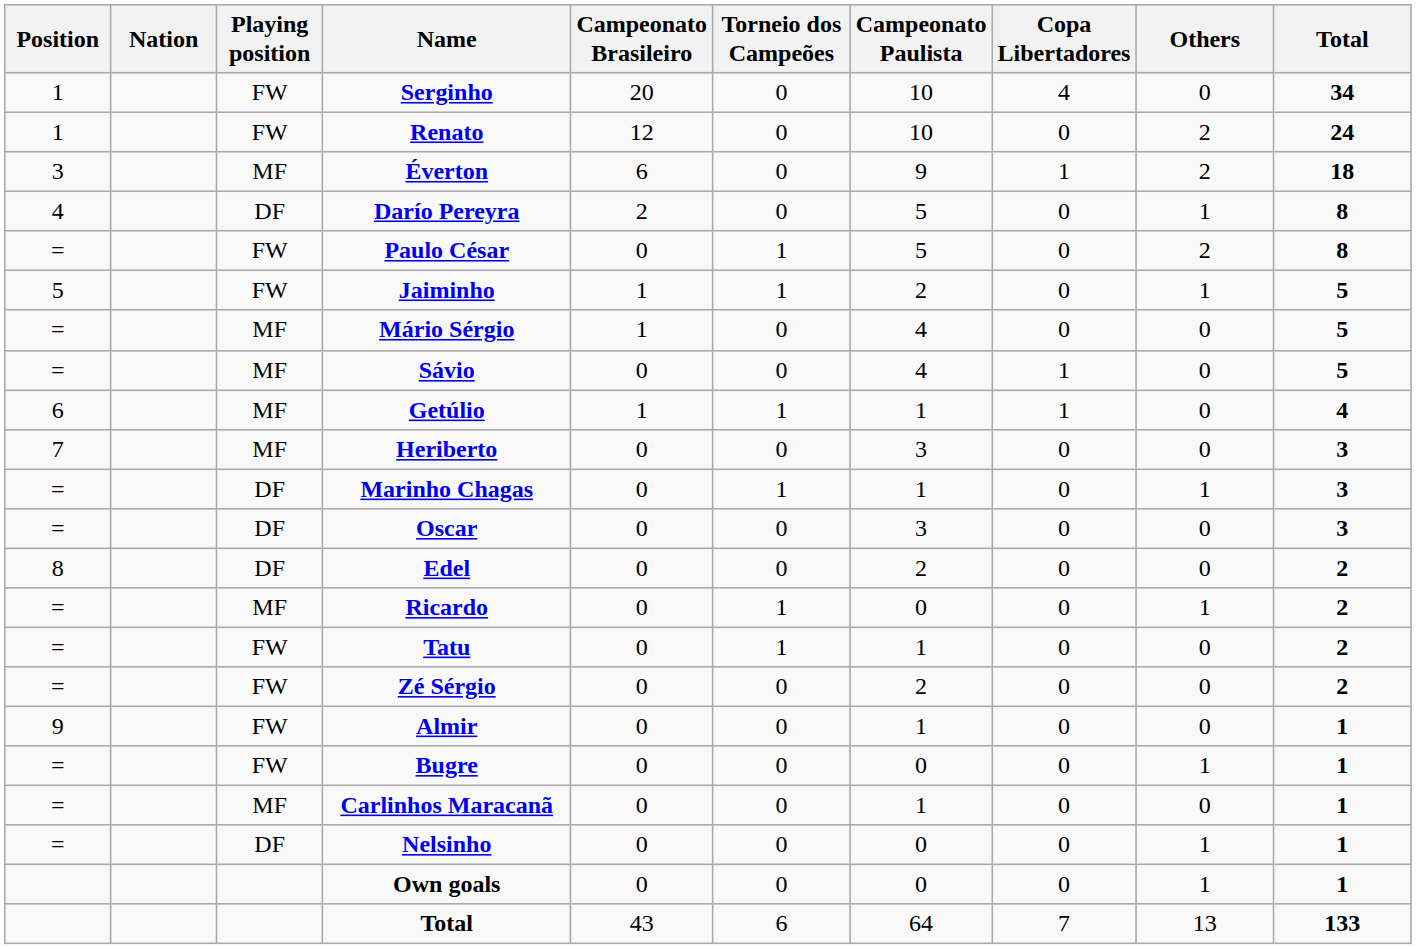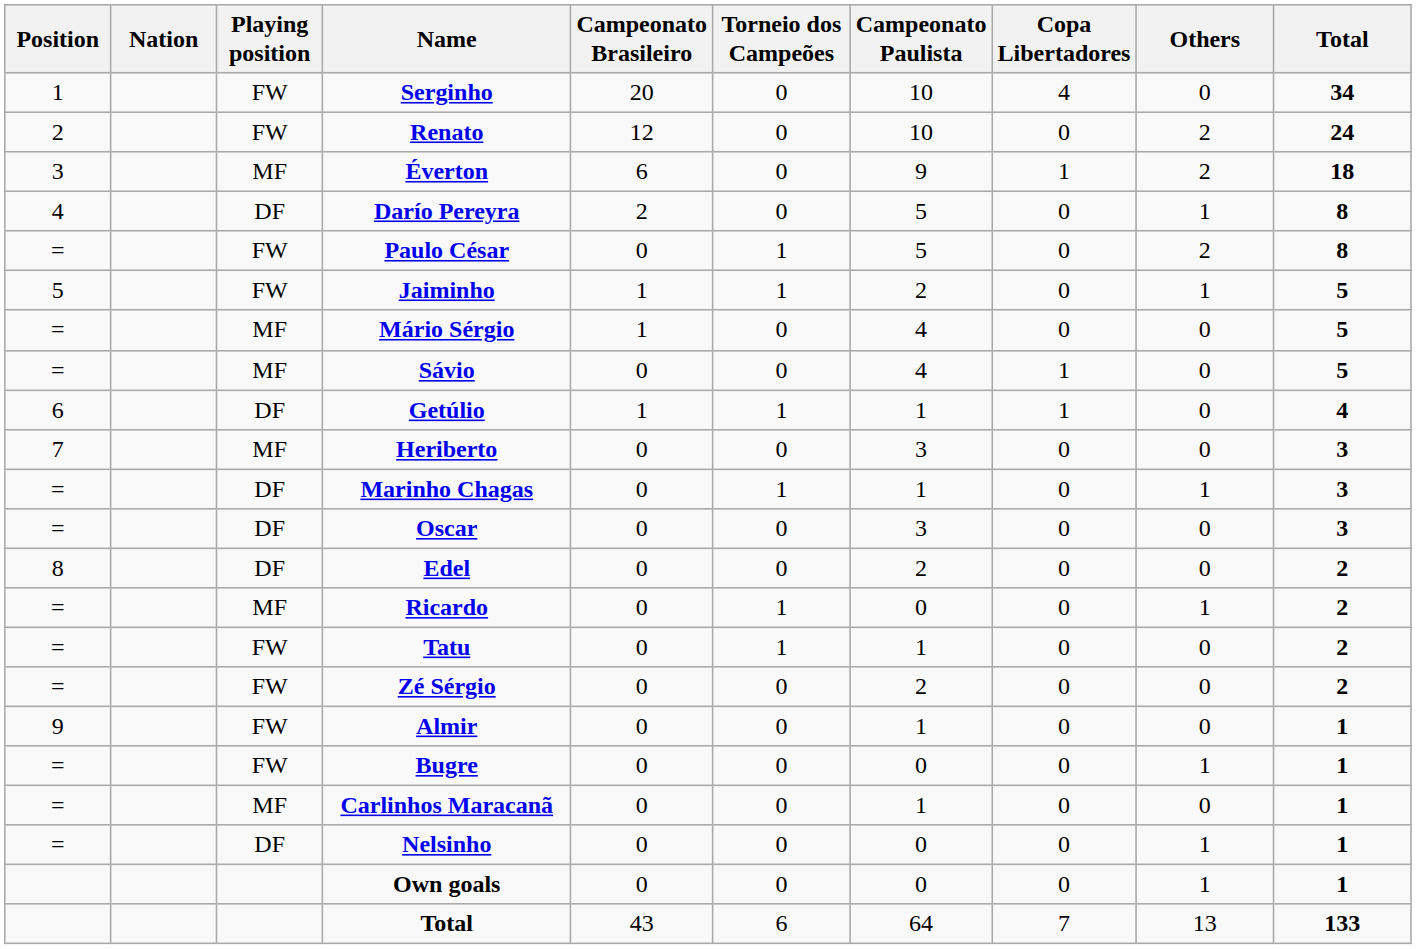(58, 132) 1 -> (58, 132) 2
(270, 409) MF -> (270, 409) DF
